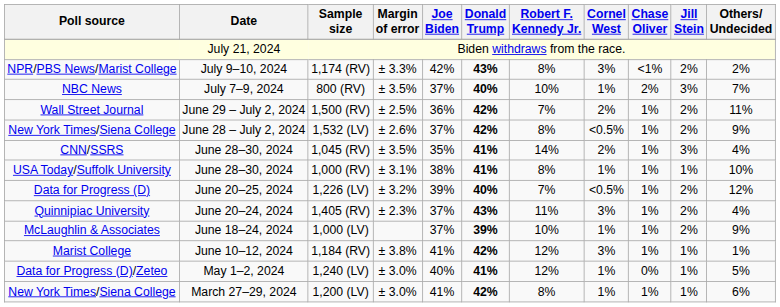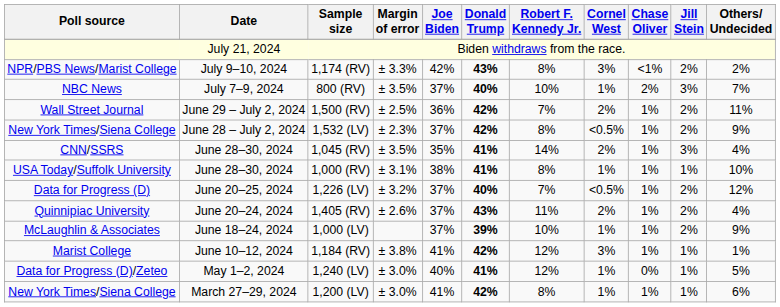(398, 130) ± 2.6% -> (398, 130) ± 2.3%
(442, 190) 39% -> (442, 190) 37%
(398, 211) ± 2.3% -> (398, 211) ± 2.6%
(606, 211) 3% -> (606, 211) 2%
